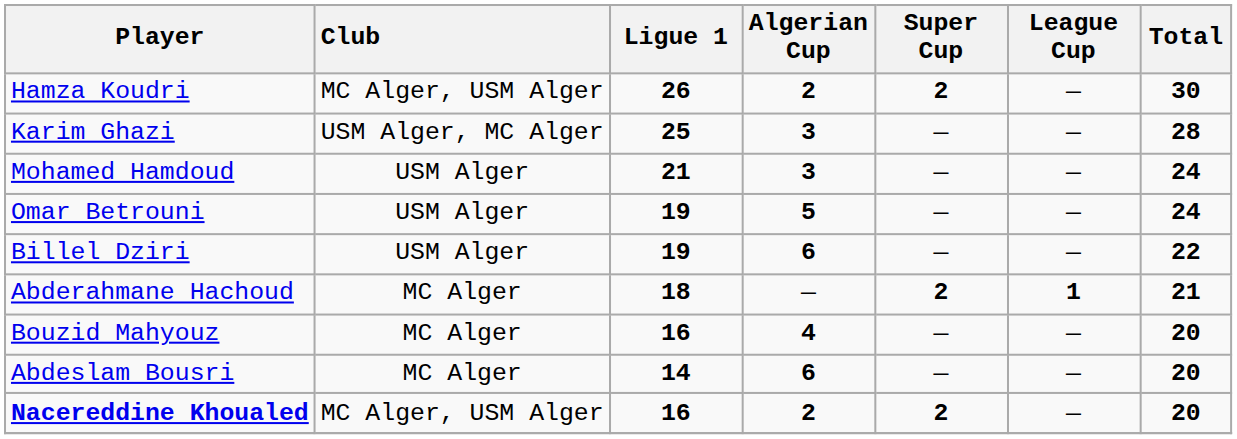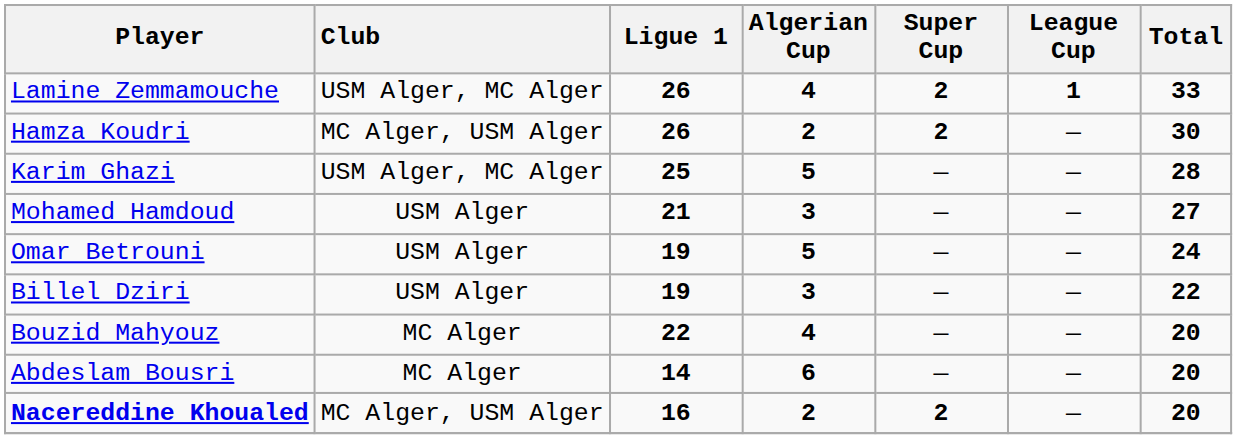+ row: (145, 94)
(808, 134) 3 -> (808, 174) 5
(1186, 174) 24 -> (1186, 214) 27
(808, 254) 6 -> (808, 294) 3
- row: (152, 294)
(676, 334) 16 -> (676, 334) 22
